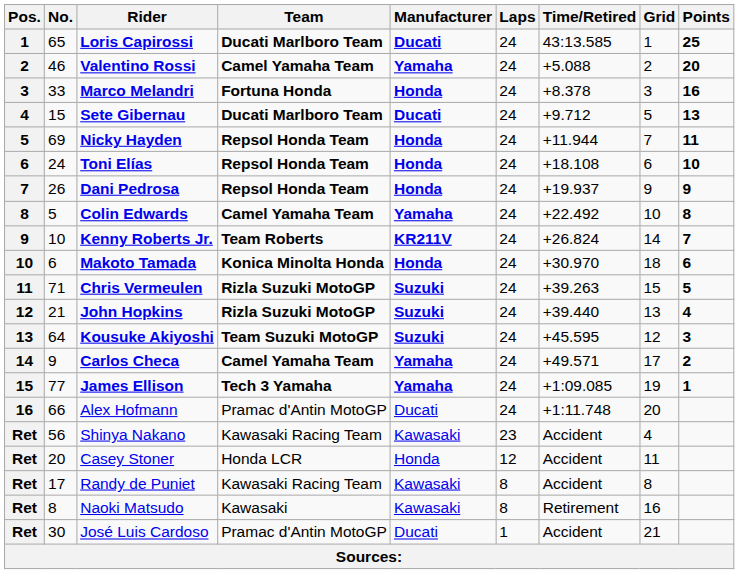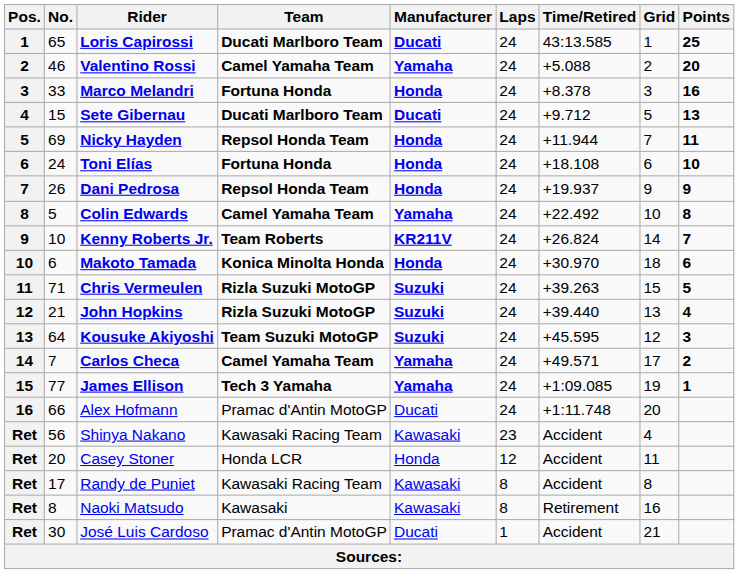(295, 164) Repsol Honda Team -> (276, 164) Fortuna Honda
(52, 361) 9 -> (52, 361) 7
